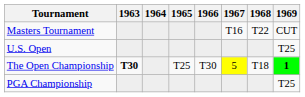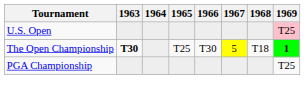- row: (50, 31)
(287, 48) no background -> (287, 31) pink background
